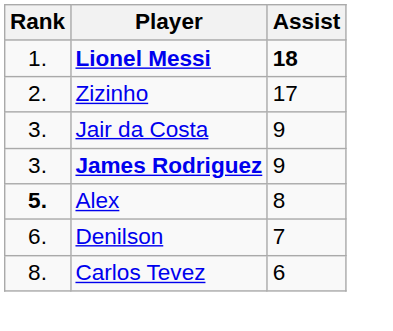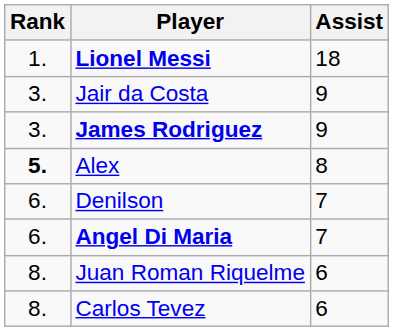(285, 58) bold -> (328, 58) normal
- row: (112, 93)
+ row: (154, 237)
+ row: (190, 272)
